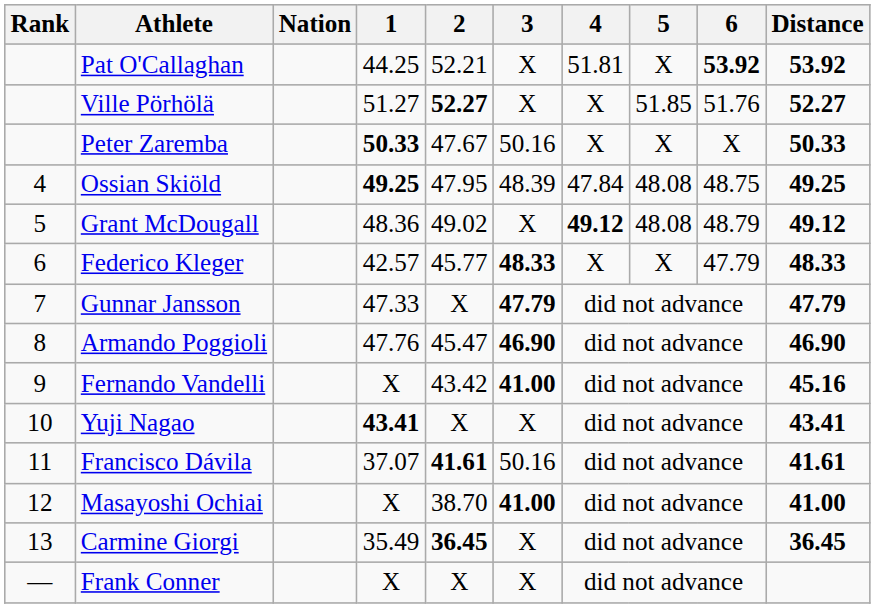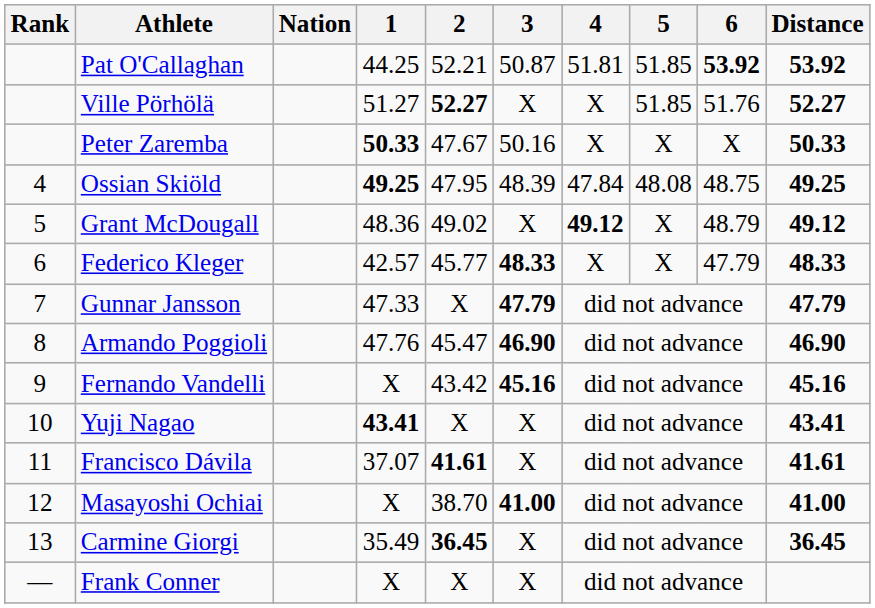(527, 64) X -> (527, 64) 50.87
(664, 64) X -> (664, 64) 51.85
(664, 223) 48.08 -> (664, 223) X
(527, 382) 41.00 -> (527, 382) 45.16
(527, 462) 50.16 -> (527, 462) X
